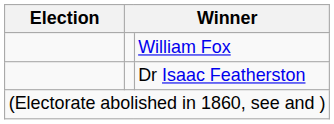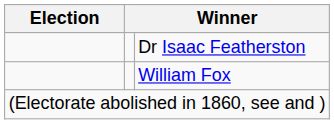rows swapped: (222, 75) <-> (184, 47)
